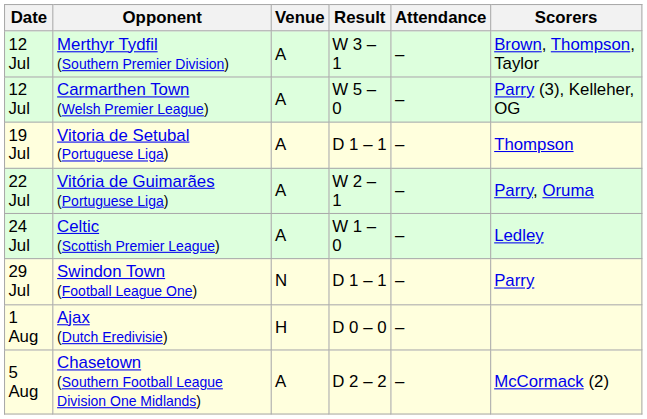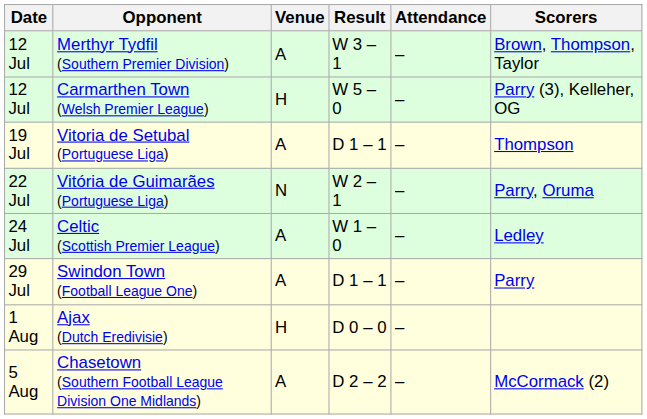(281, 99) A -> (281, 99) H
(281, 190) A -> (281, 190) N
(281, 281) N -> (281, 281) A
